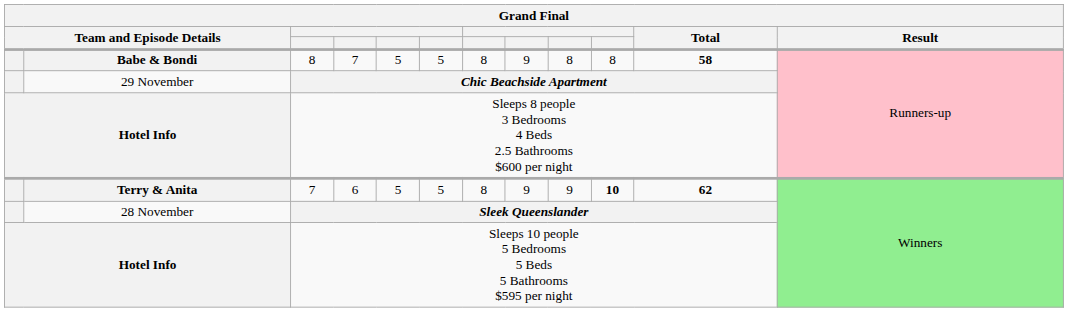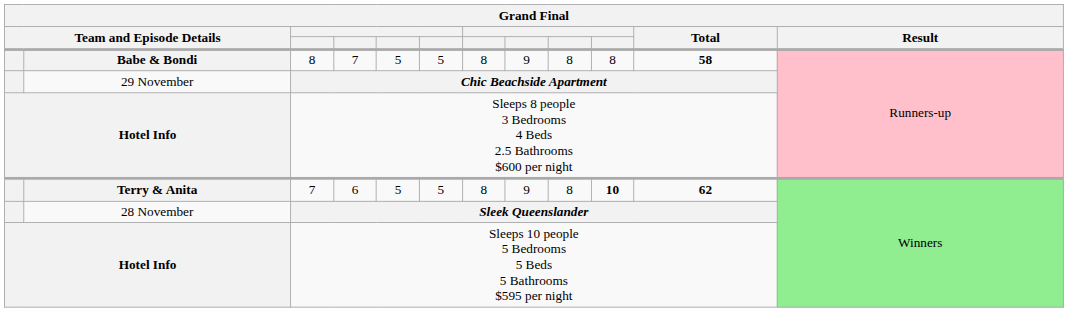(570, 190) 9 -> (570, 190) 8
